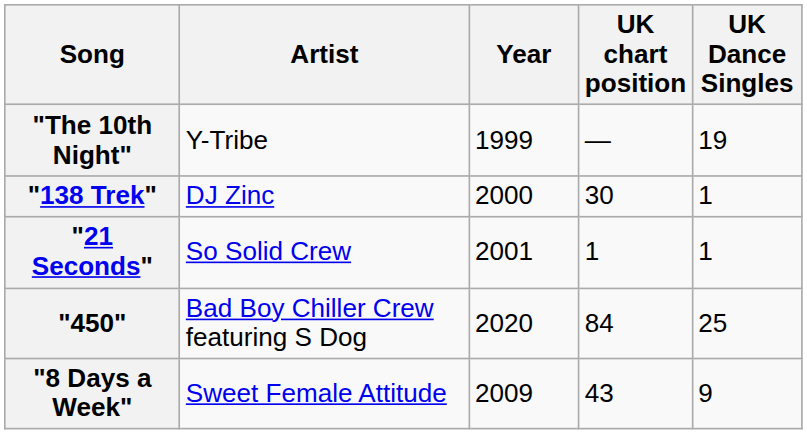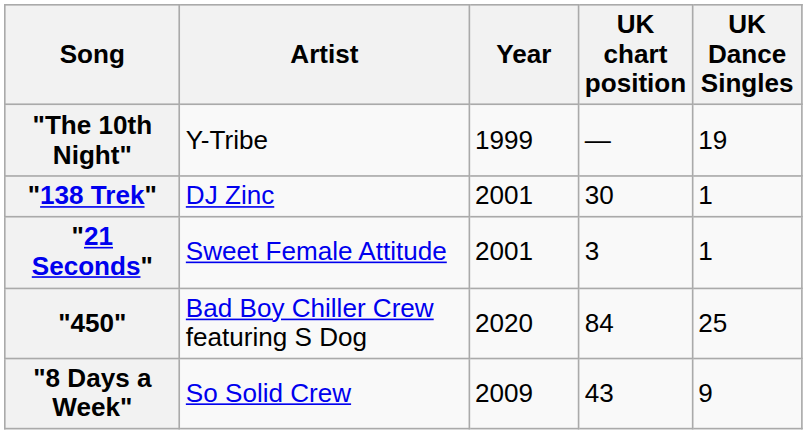(504, 195) 2000 -> (504, 195) 2001
(268, 251) So Solid Crew -> (316, 251) Sweet Female Attitude
(592, 251) 1 -> (592, 251) 3
(316, 393) Sweet Female Attitude -> (268, 393) So Solid Crew
